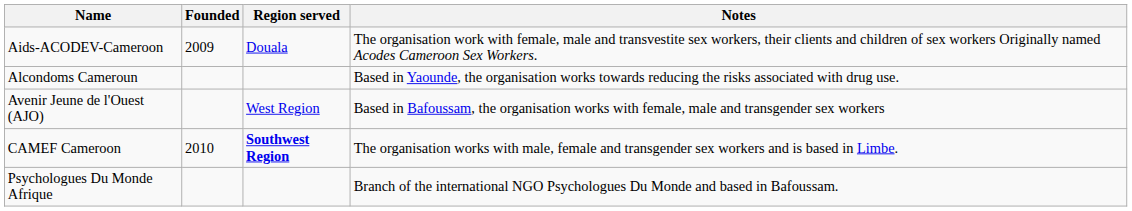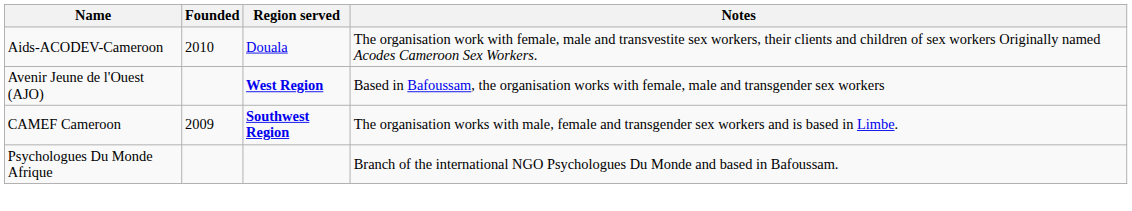(199, 46) 2009 -> (199, 46) 2010
- row: (73, 77)
(283, 108) normal -> (285, 85) bold
(199, 147) 2010 -> (199, 124) 2009
